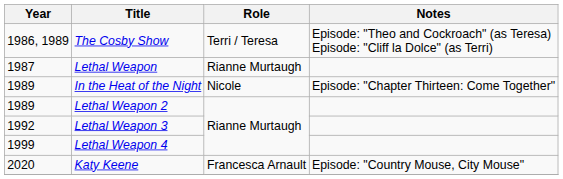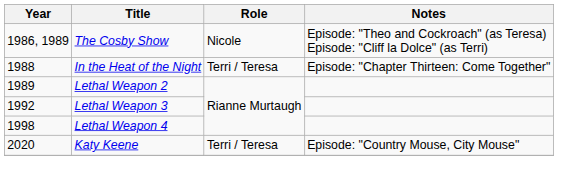(242, 40) Terri / Teresa -> (224, 40) Nicole
- row: (116, 67)
(21, 86) 1989 -> (21, 67) 1988
(224, 86) Nicole -> (242, 67) Terri / Teresa
(21, 145) 1999 -> (21, 125) 1998
(257, 164) Francesca Arnault -> (242, 145) Terri / Teresa
